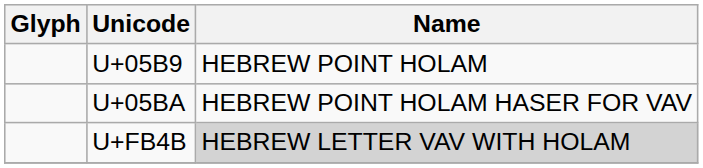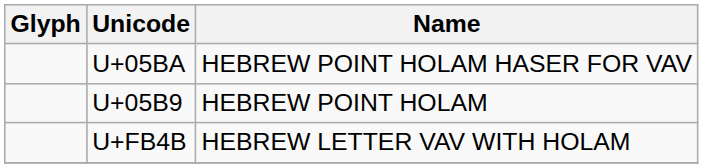rows swapped: (137, 63) <-> (139, 102)
(416, 142) lightgrey background -> (416, 142) no background
